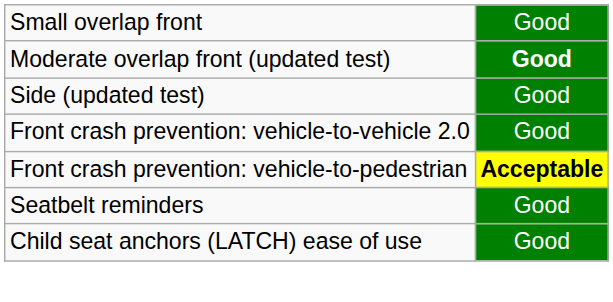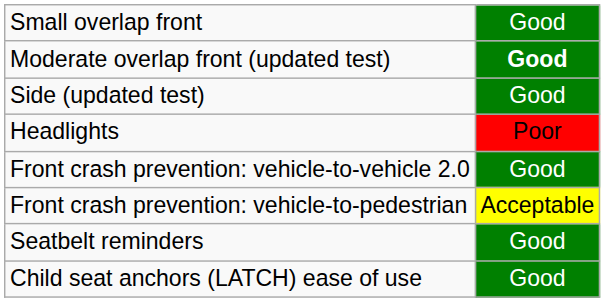+ row: (64, 132)
(542, 168) bold -> (537, 205) normal
